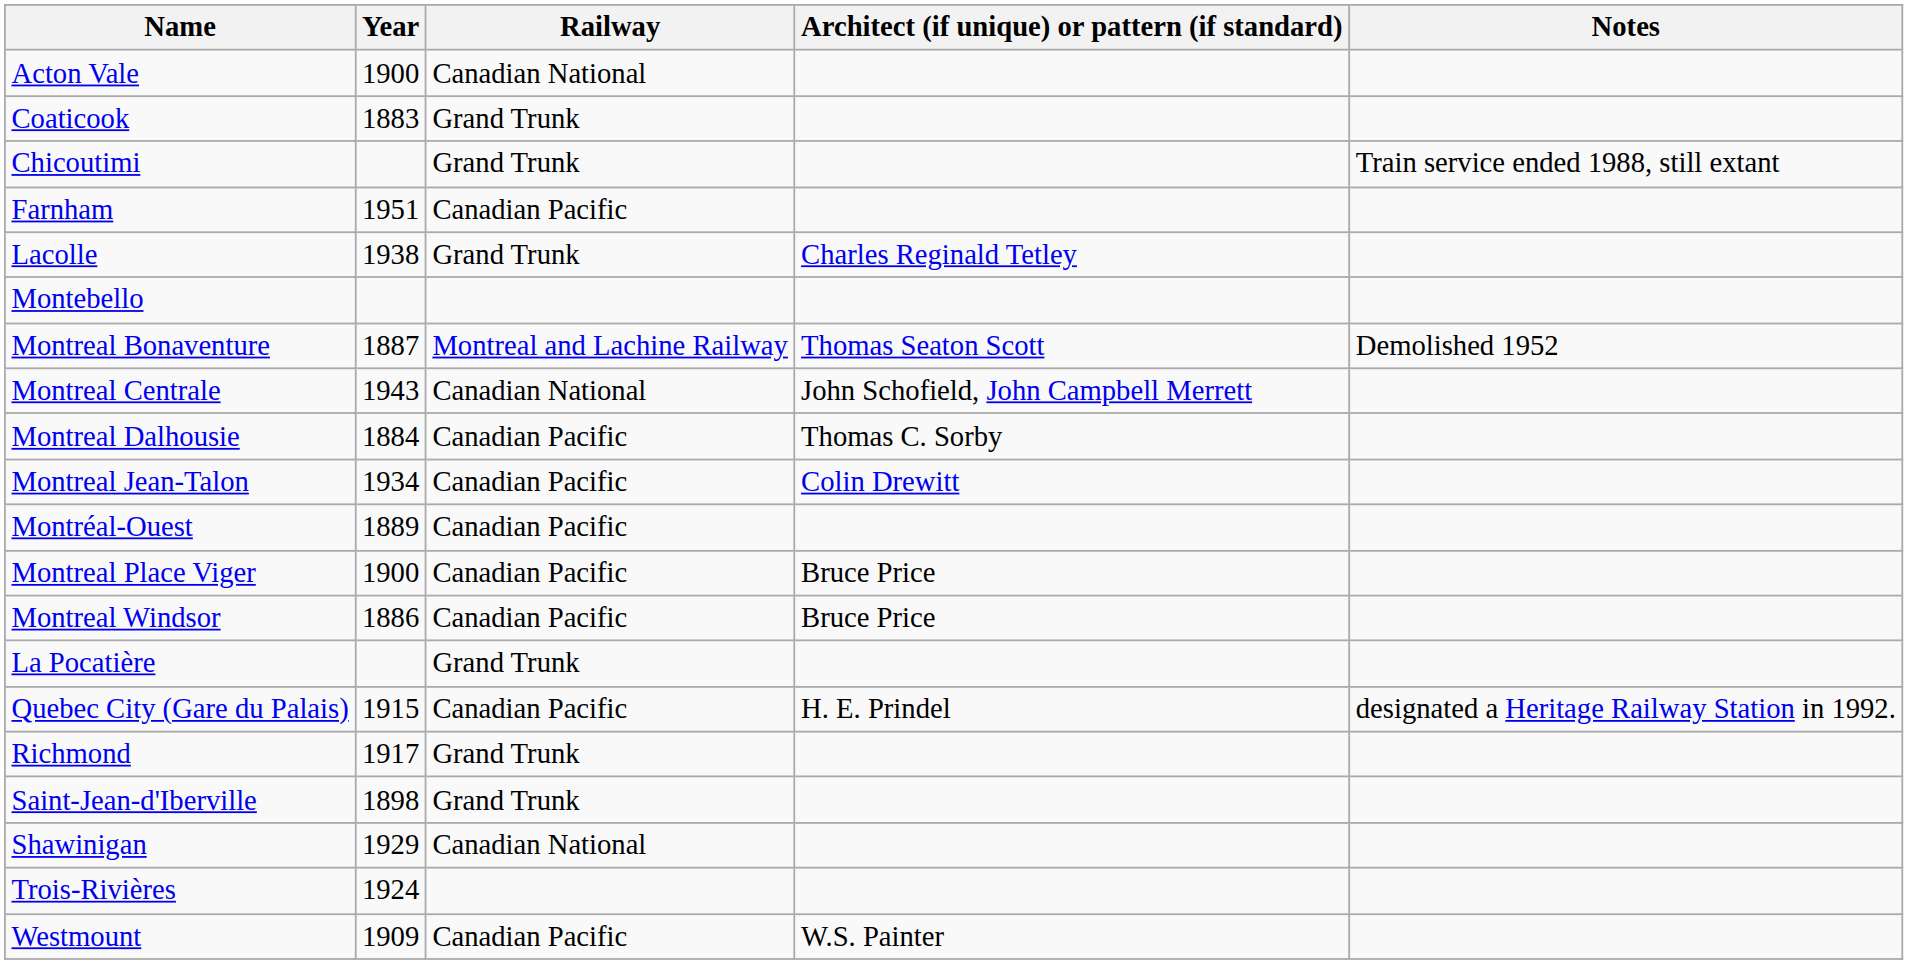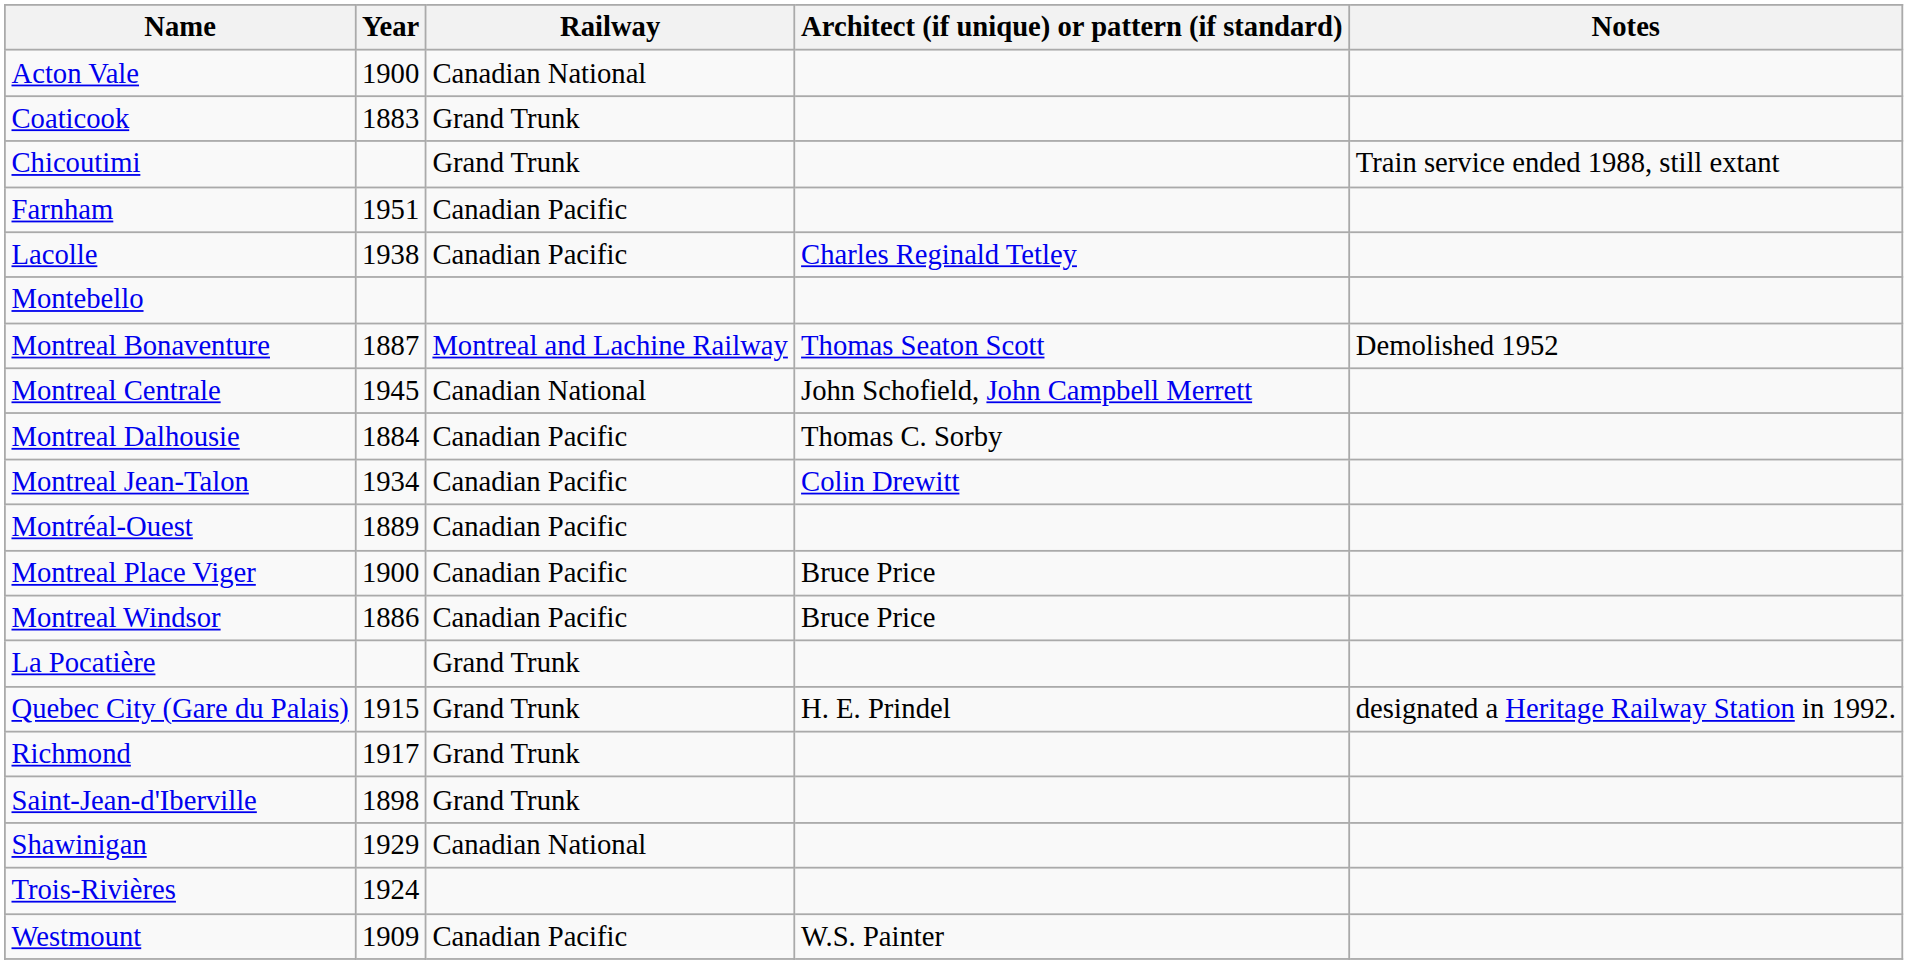(506, 254) Grand Trunk -> (530, 254) Canadian Pacific
(391, 390) 1943 -> (391, 390) 1945
(530, 708) Canadian Pacific -> (506, 708) Grand Trunk
